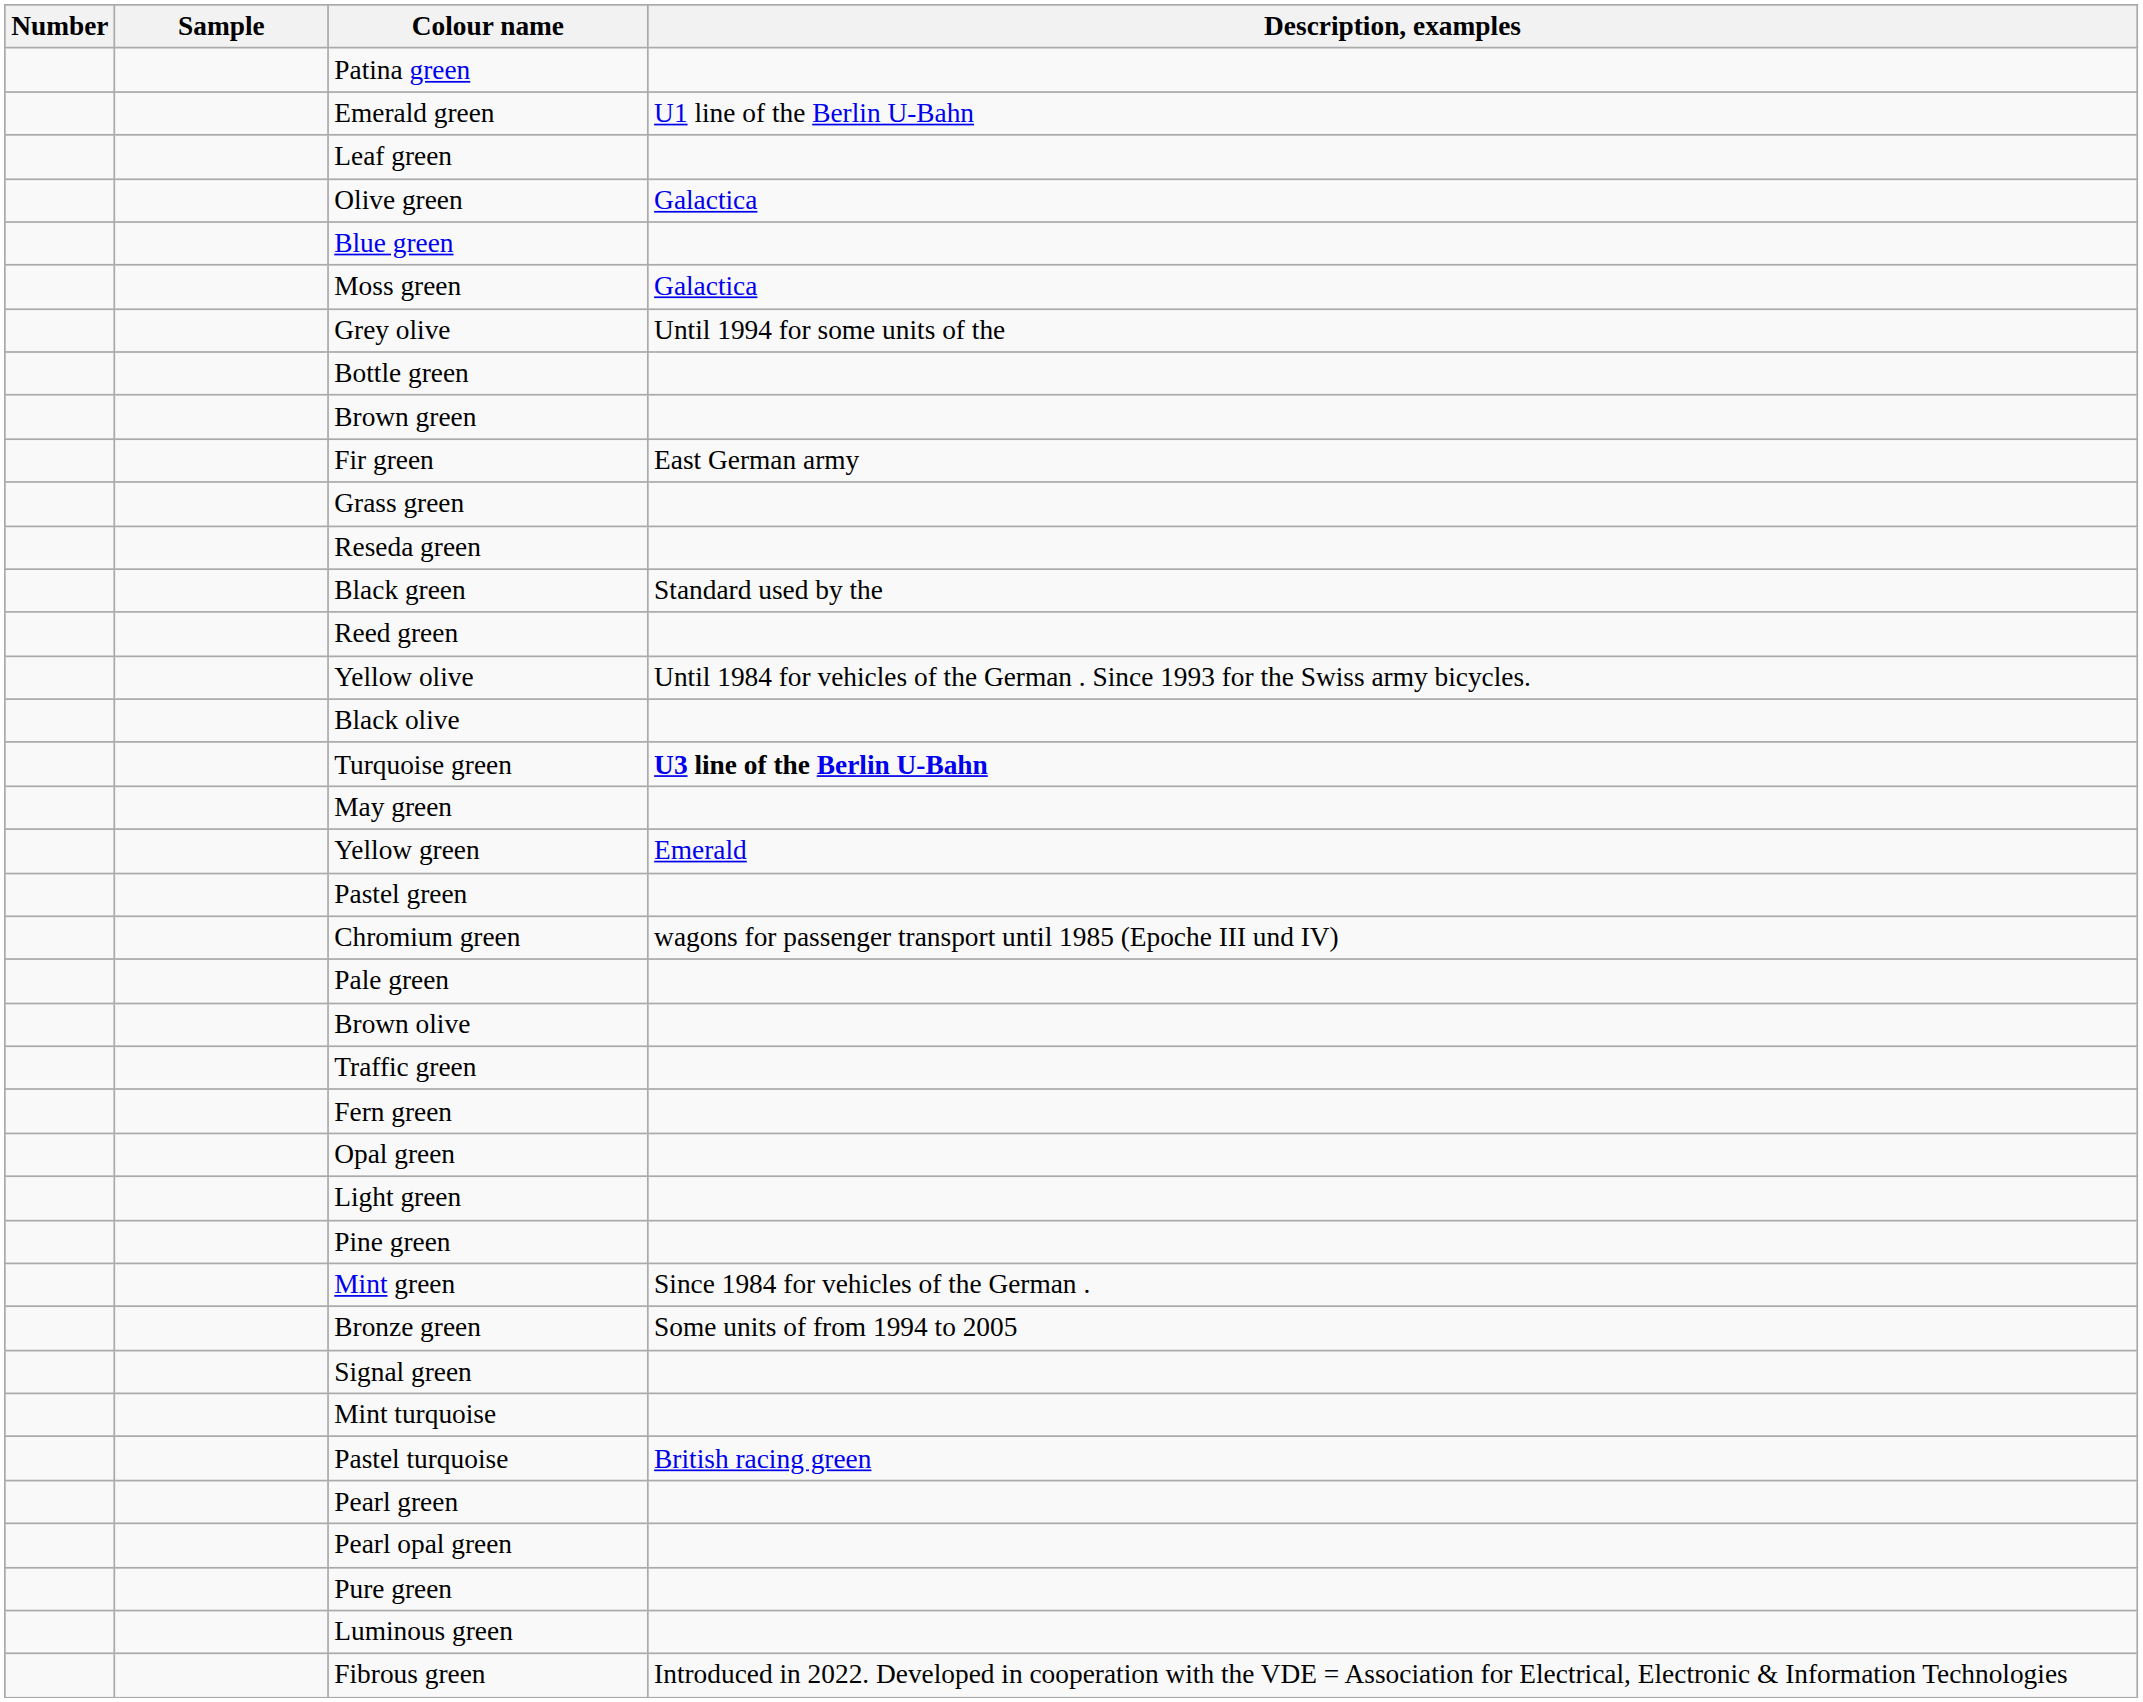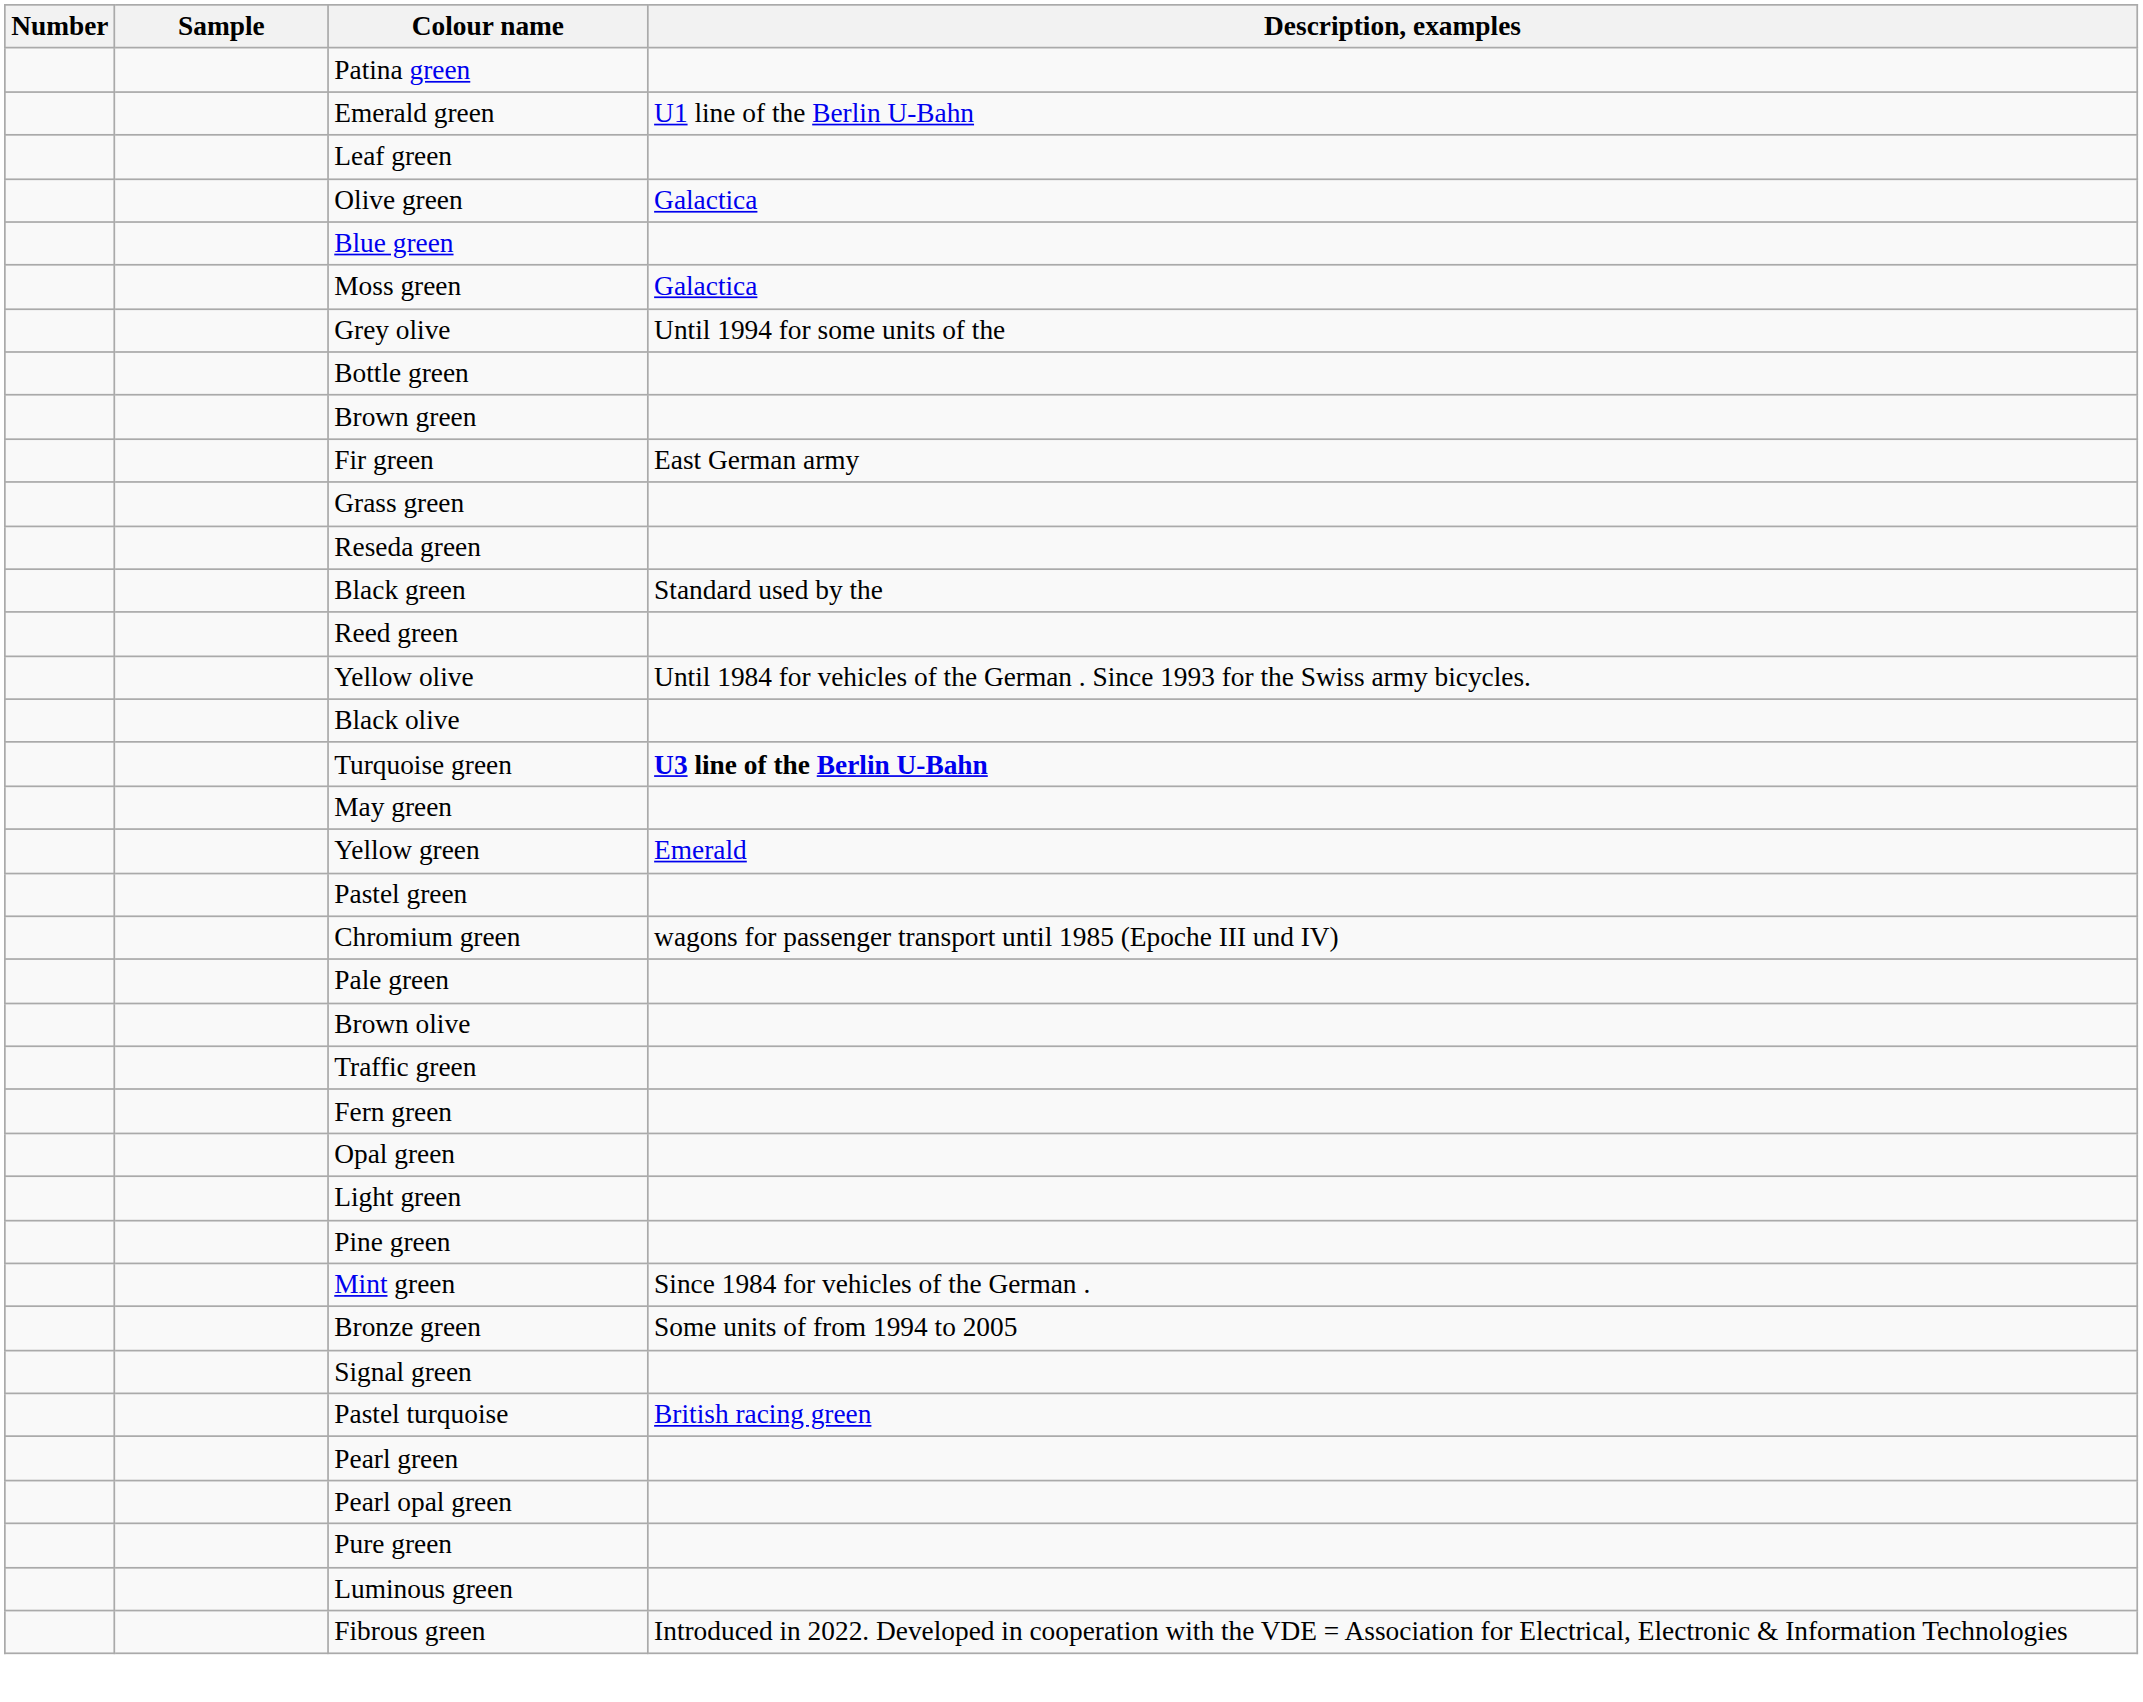- row: (415, 1414)
